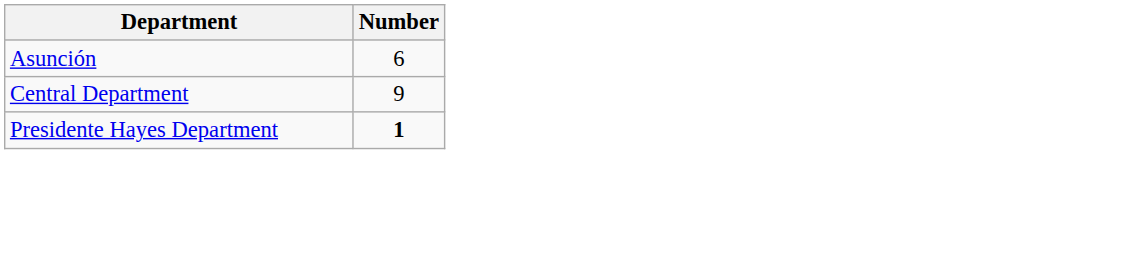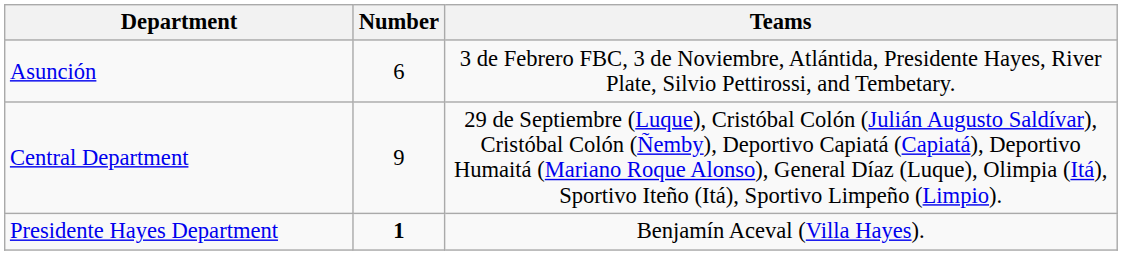+ column: (781, 22)
